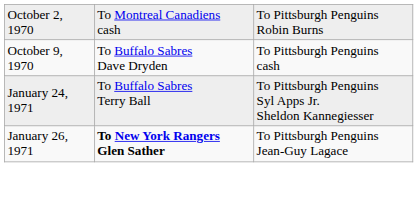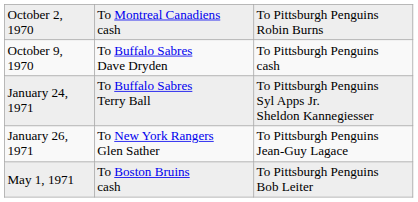(159, 143) bold -> (156, 143) normal
+ row: (41, 179)
